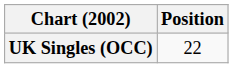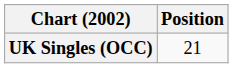(193, 47) 22 -> (193, 47) 21
